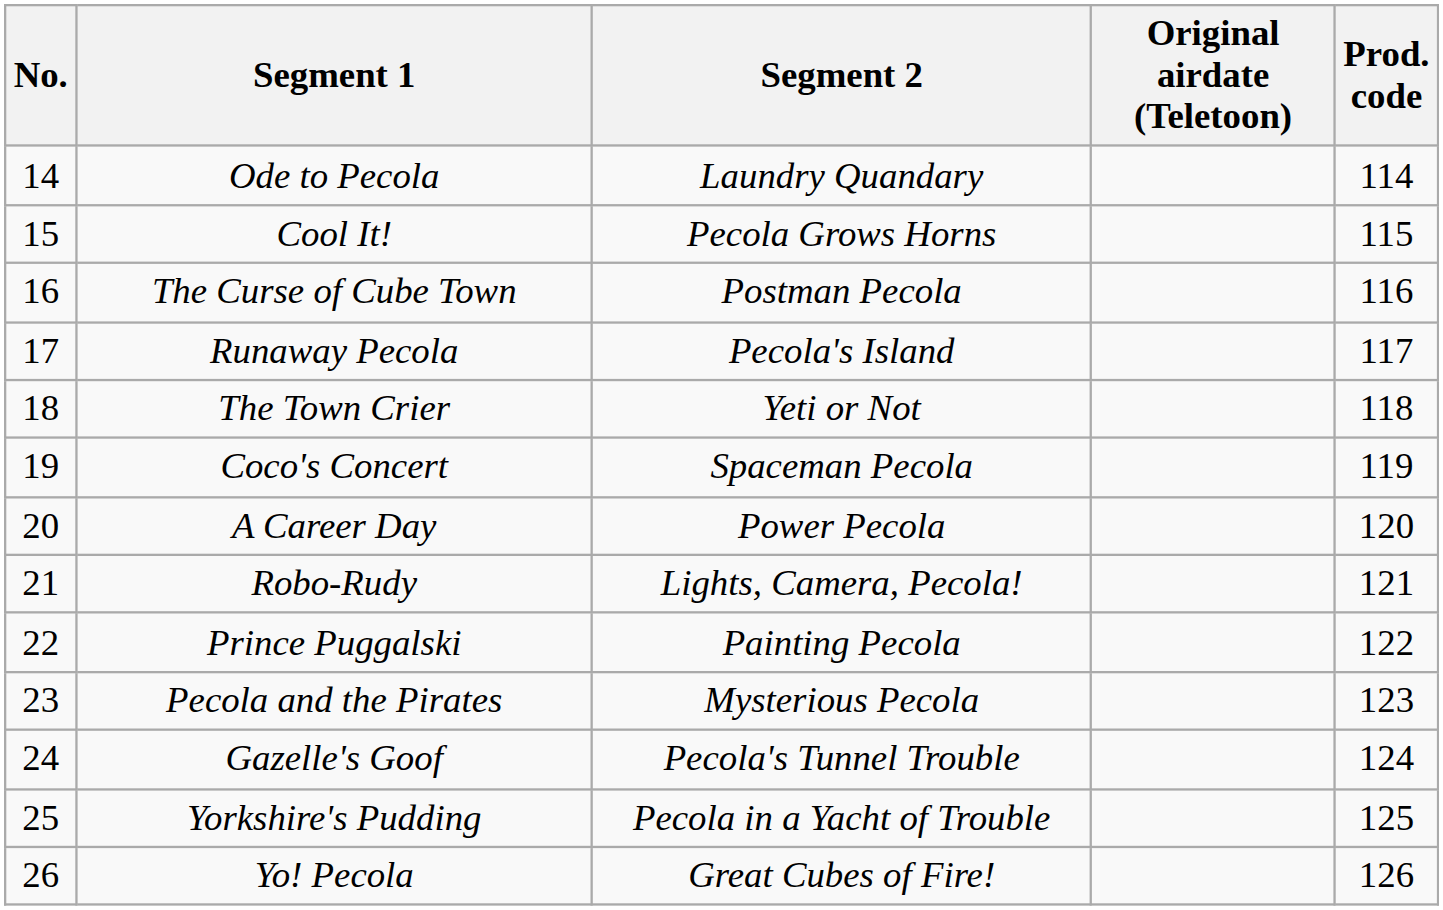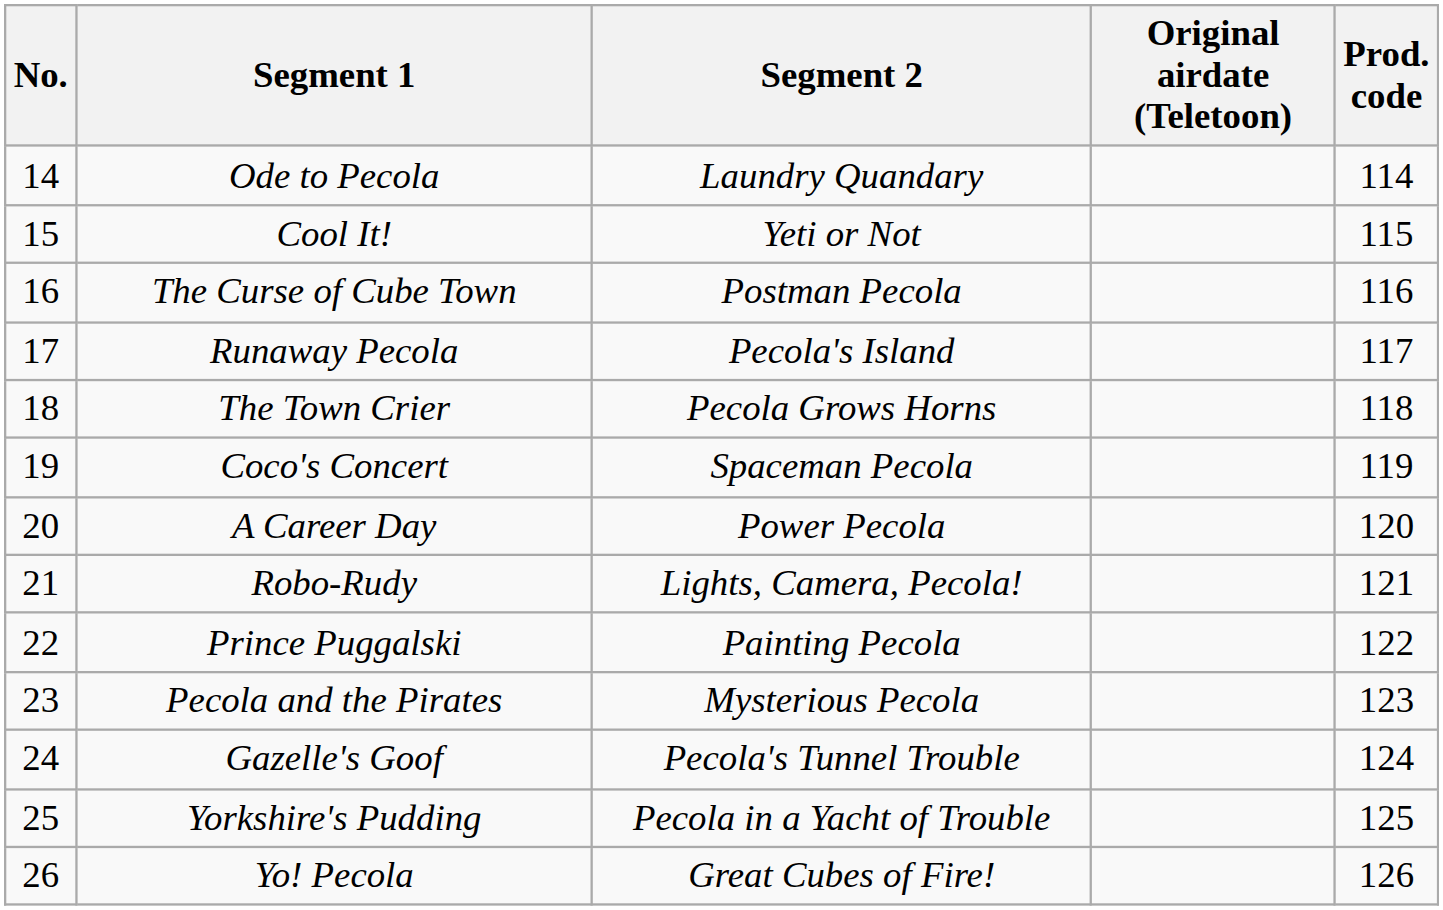(842, 233) Pecola Grows Horns -> (842, 233) Yeti or Not
(842, 408) Yeti or Not -> (842, 408) Pecola Grows Horns
